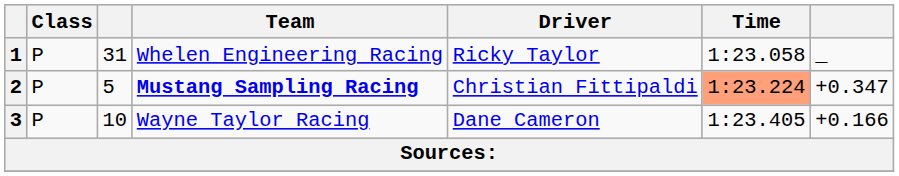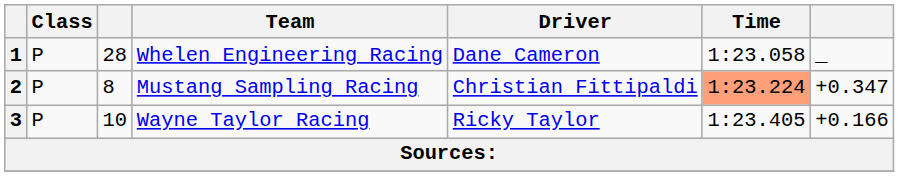(115, 55) 31 -> (115, 55) 28
(526, 55) Ricky Taylor -> (526, 55) Dane Cameron
(109, 88) 5 -> (109, 88) 8
(278, 88) bold -> (278, 88) normal
(526, 121) Dane Cameron -> (526, 121) Ricky Taylor
